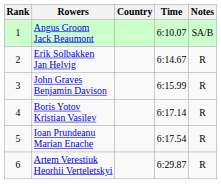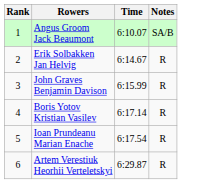- column: (135, 12)
